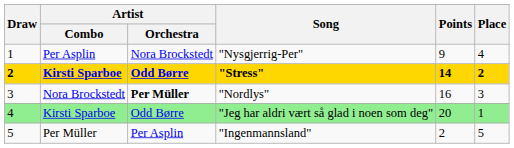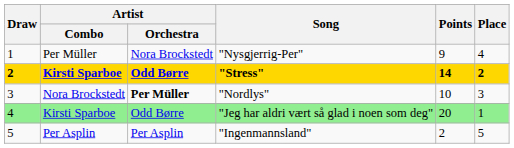(69, 53) Per Asplin -> (70, 53) Per Müller
(445, 93) 16 -> (445, 93) 10
(70, 133) Per Müller -> (69, 133) Per Asplin
